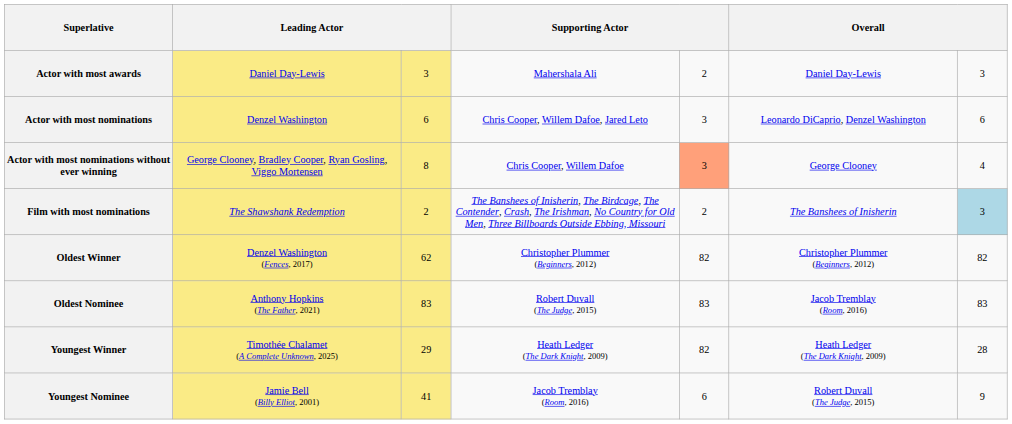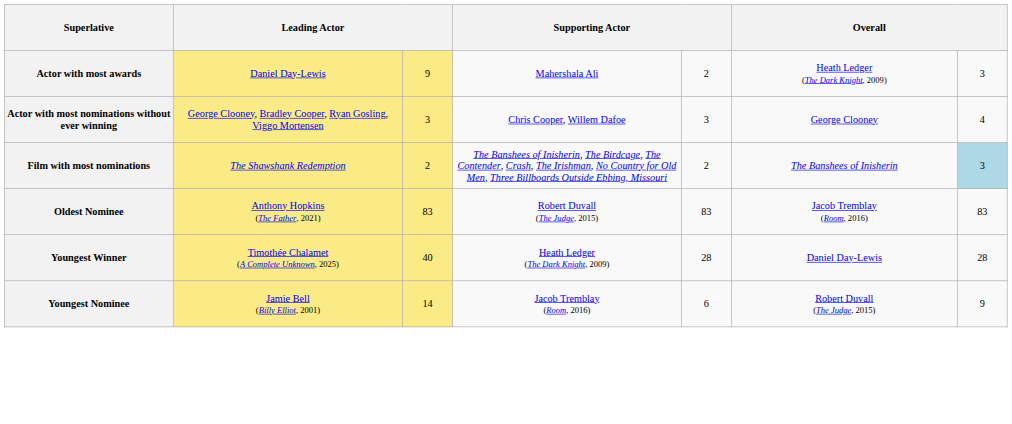(426, 73) 3 -> (428, 73) 9
(843, 73) Daniel Day-Lewis -> (844, 73) Heath Ledger (The Dark Knight, 2009)
- row: (89, 119)
(426, 165) 8 -> (428, 119) 3
(704, 165) lightsalmon background -> (706, 119) no background
- row: (89, 257)
(426, 350) 29 -> (428, 257) 40
(704, 350) 82 -> (706, 257) 28
(843, 350) Heath Ledger (The Dark Knight, 2009) -> (844, 257) Daniel Day-Lewis
(426, 396) 41 -> (428, 304) 14
